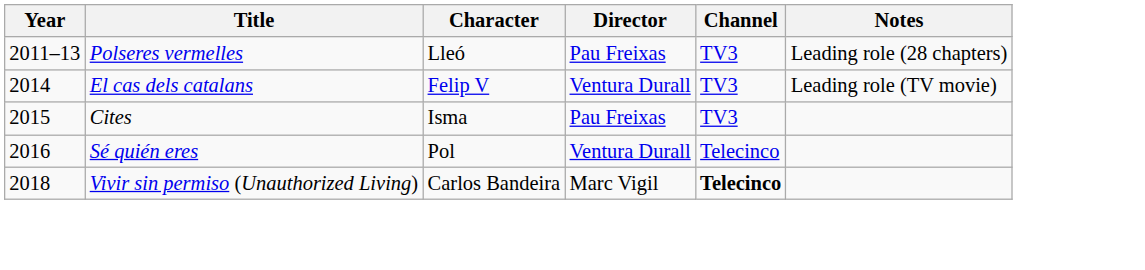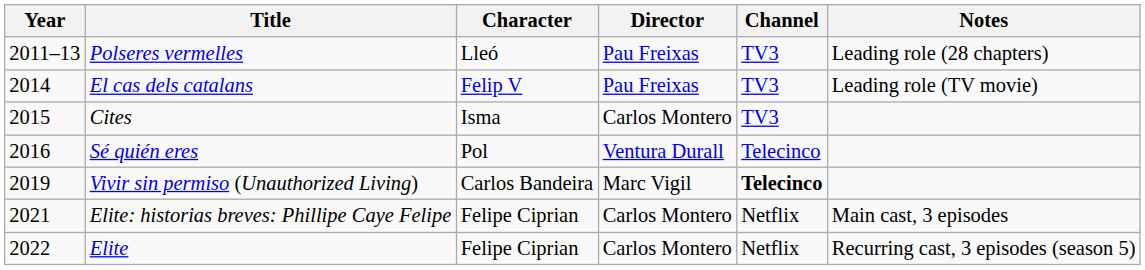(630, 85) Ventura Durall -> (651, 85) Pau Freixas
(618, 118) Pau Freixas -> (667, 118) Carlos Montero
(30, 183) 2018 -> (30, 183) 2019
+ row: (270, 215)
+ row: (109, 248)
